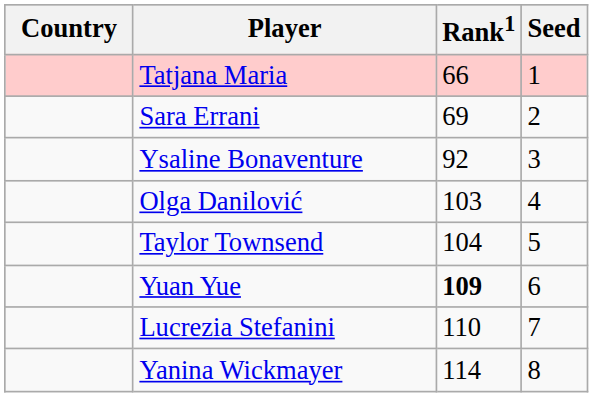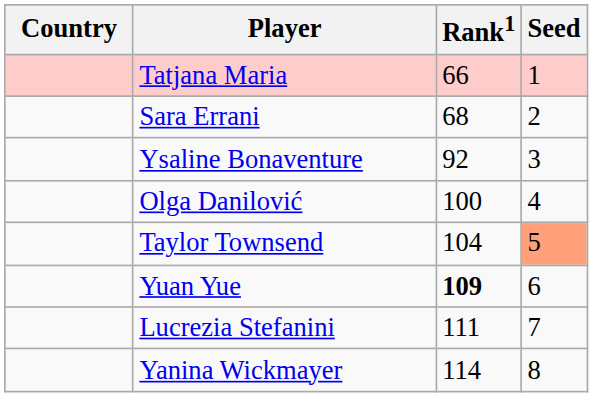(455, 116) 69 -> (455, 116) 68
(462, 201) 103 -> (462, 201) 100
(534, 243) no background -> (534, 243) lightsalmon background
(462, 327) 110 -> (461, 327) 111
